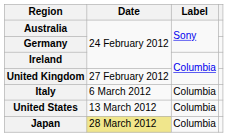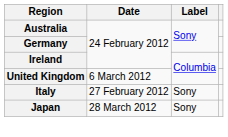(129, 76) 27 February 2012 -> (120, 76) 6 March 2012
(120, 92) 6 March 2012 -> (129, 92) 27 February 2012
(195, 92) Columbia -> (185, 92) Sony
- row: (46, 108)
(123, 124) khaki background -> (123, 108) no background
(195, 124) Columbia -> (185, 108) Sony
